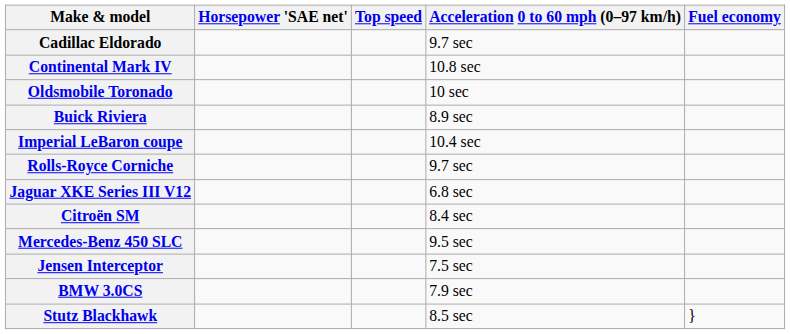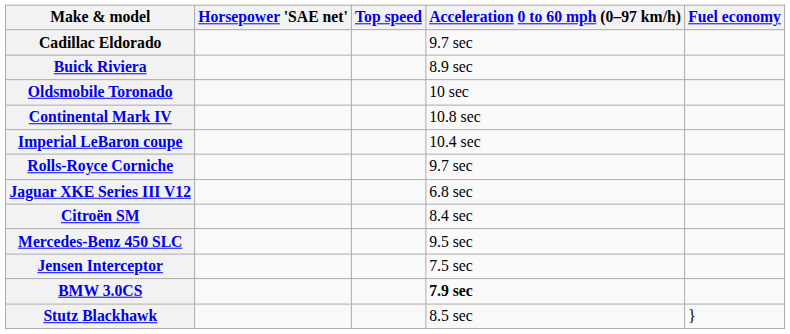rows swapped: (100, 67) <-> (100, 117)
(451, 291) normal -> (451, 291) bold
